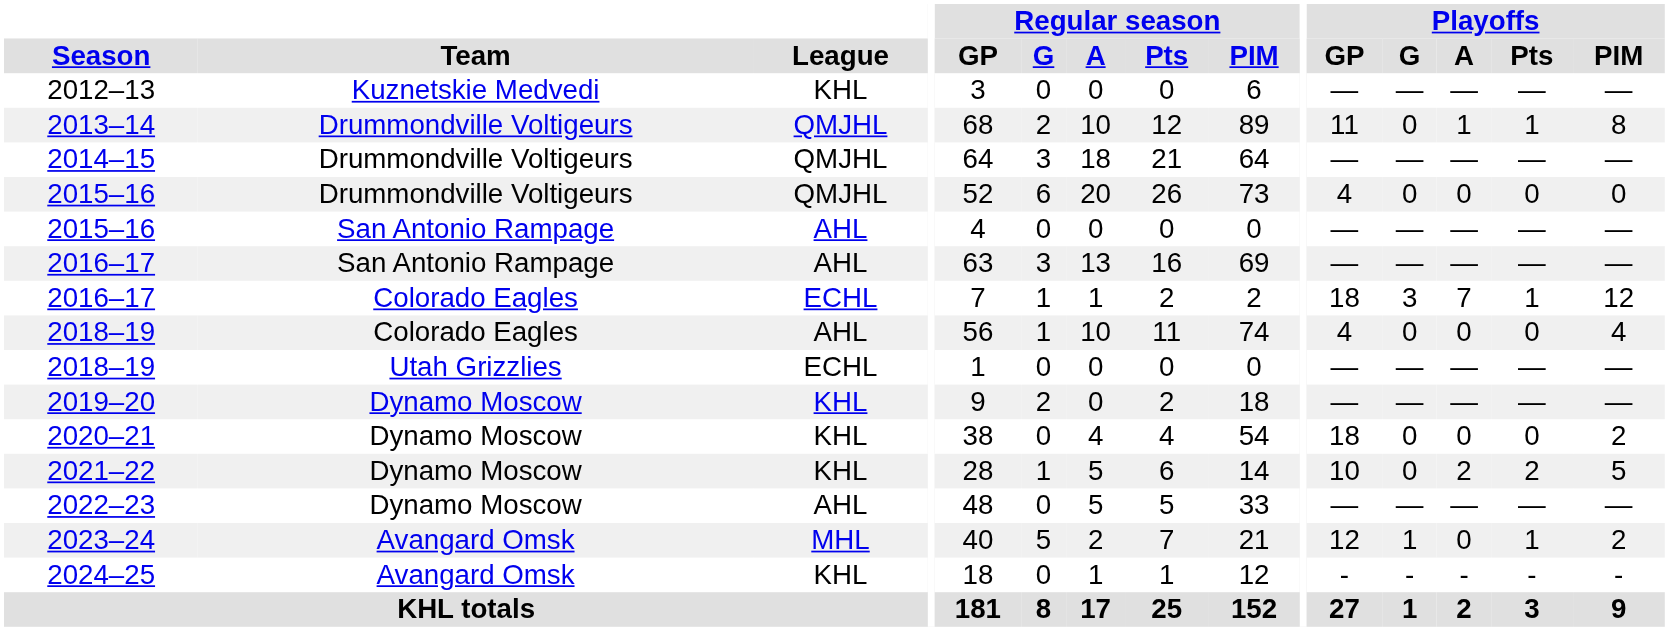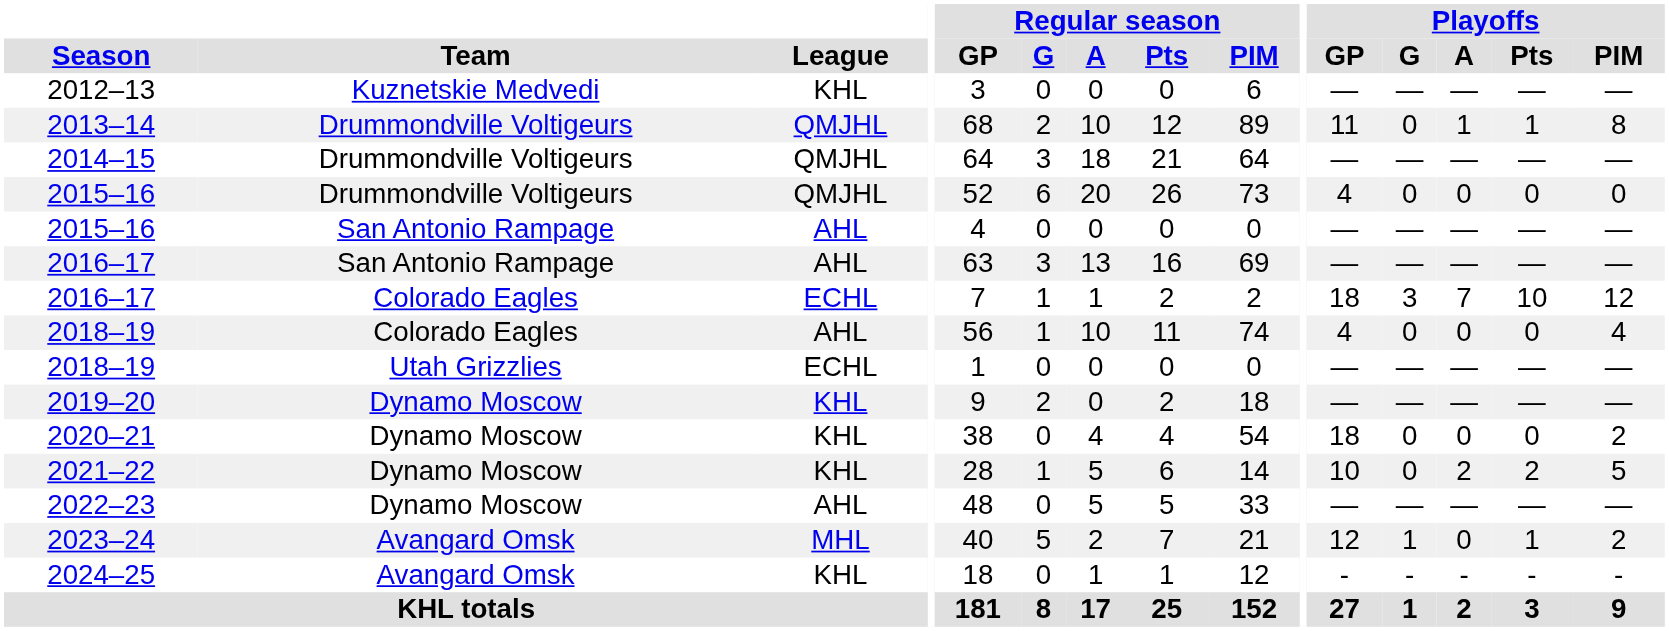(1532, 297) 1 -> (1532, 297) 10
